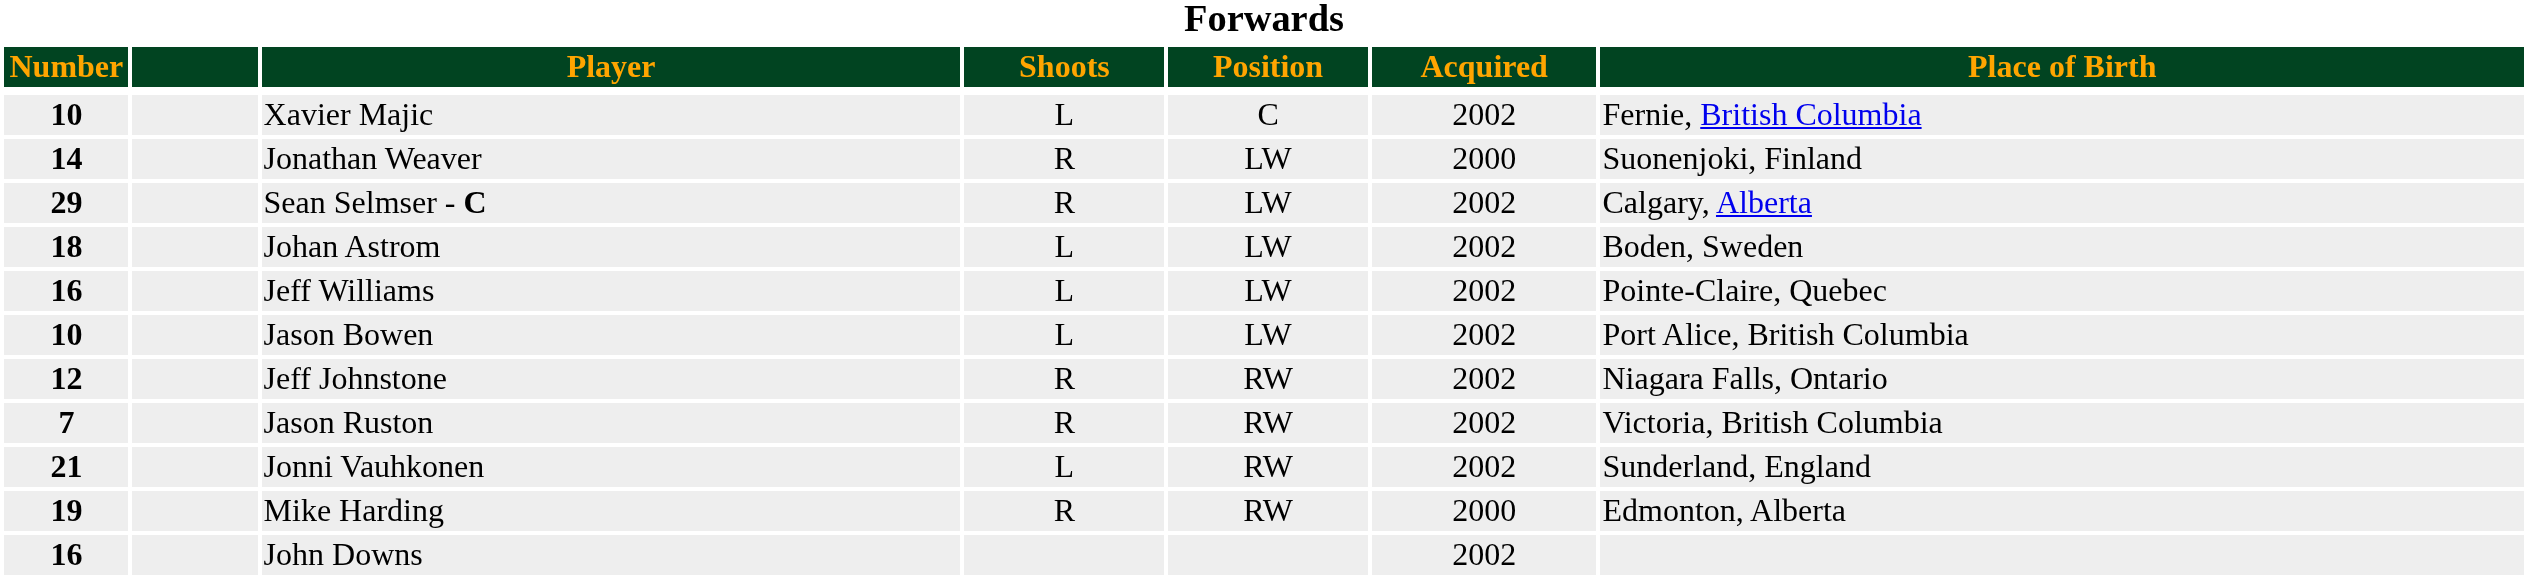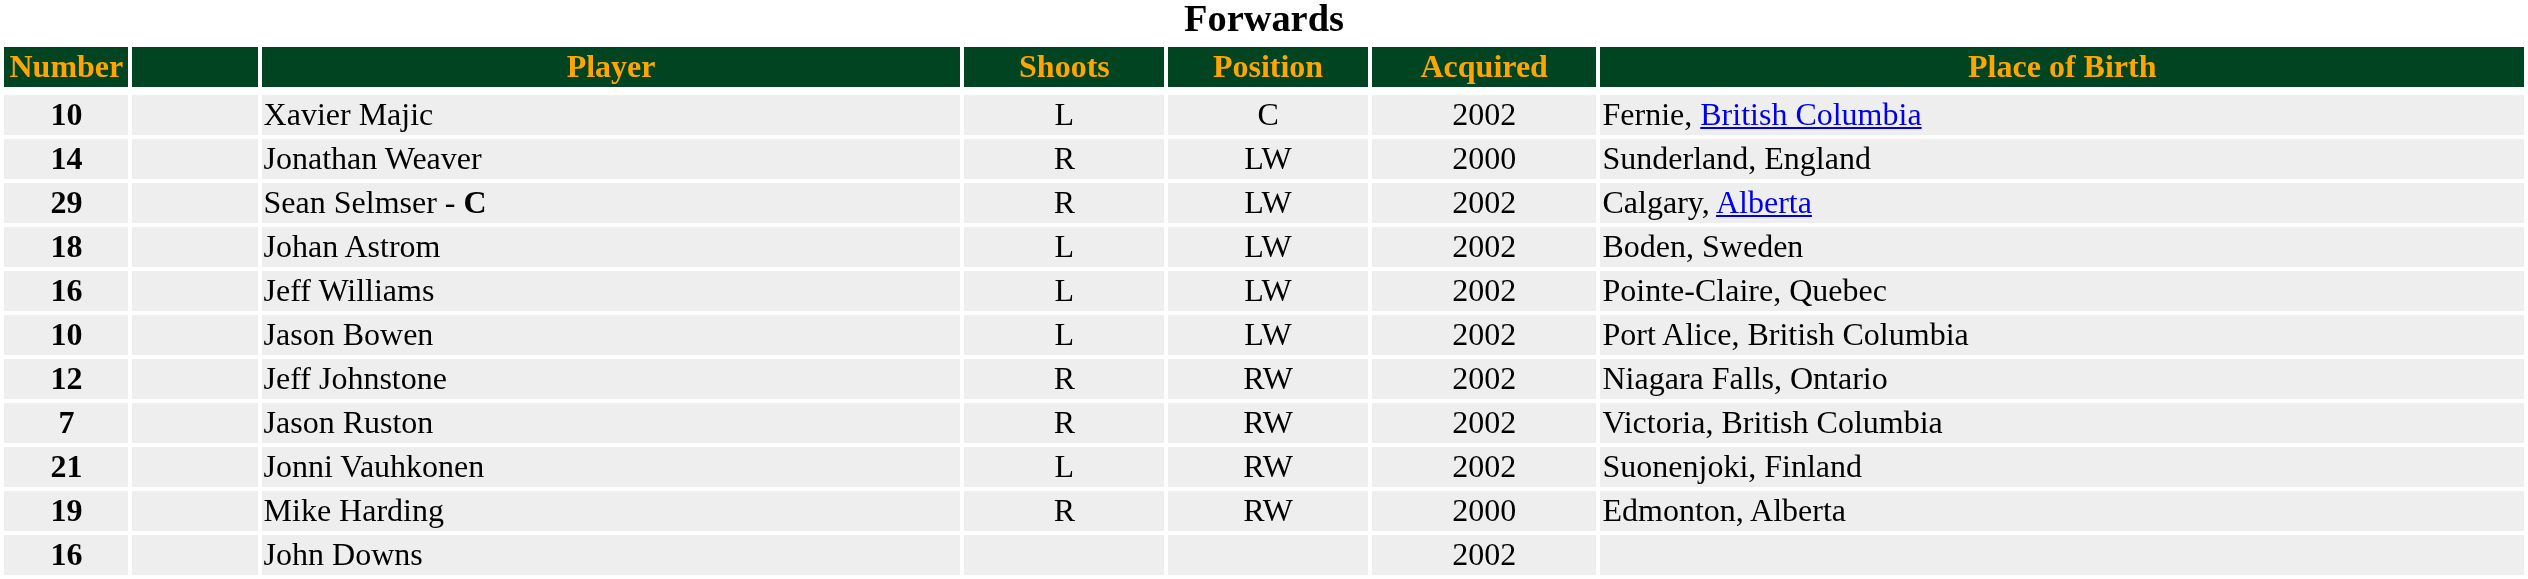(1732, 158) Suonenjoki, Finland -> (1737, 158) Sunderland, England
(1737, 466) Sunderland, England -> (1732, 466) Suonenjoki, Finland
